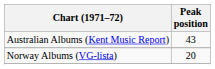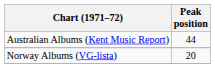(191, 39) 43 -> (191, 39) 44
